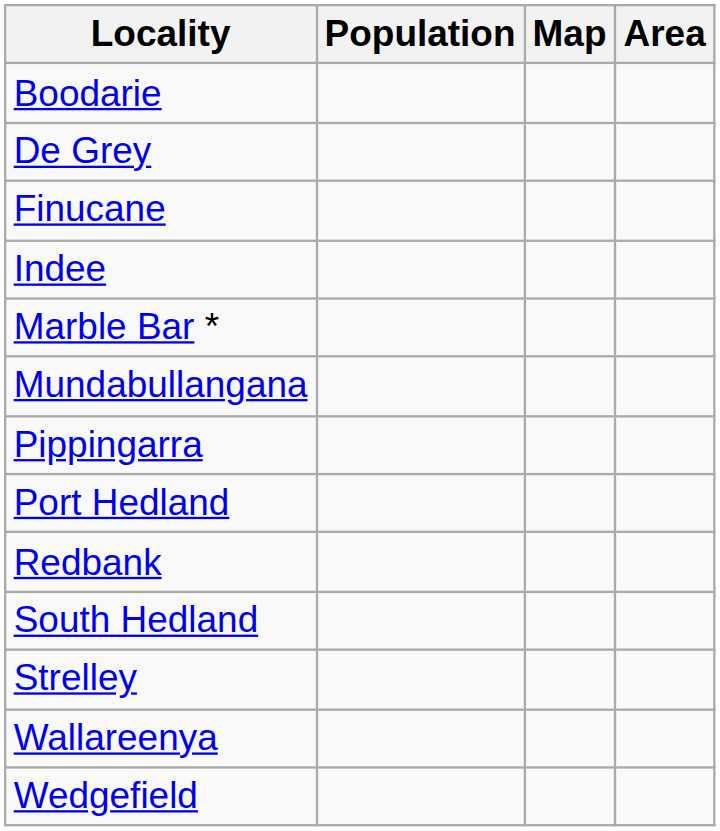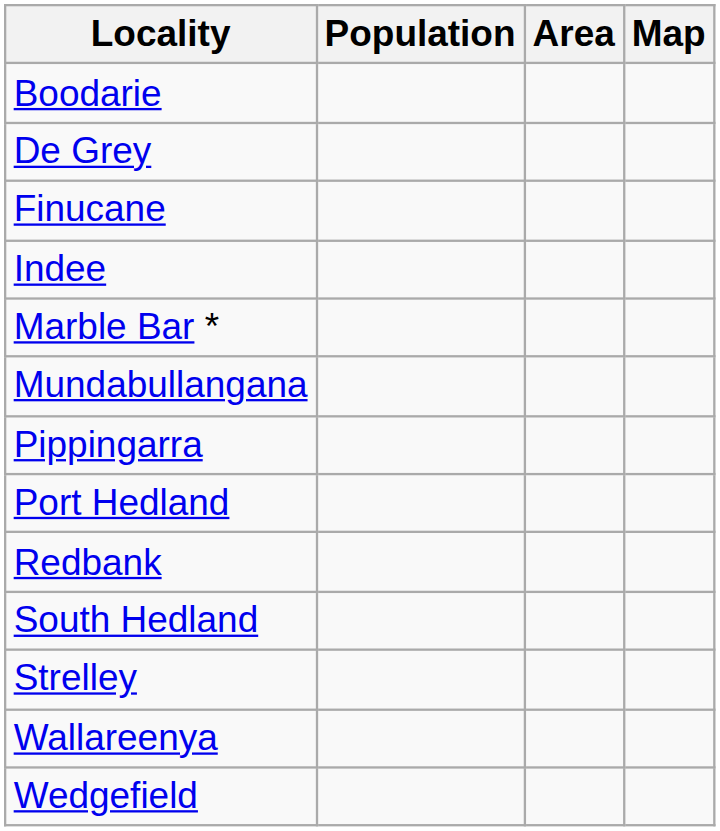columns swapped: (665, 33) <-> (570, 33)
